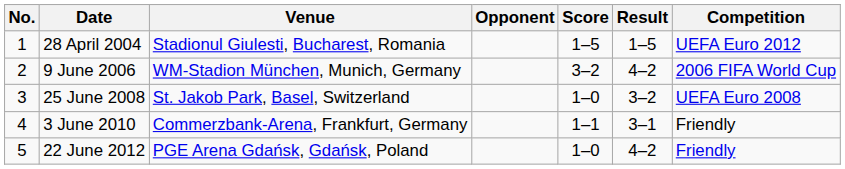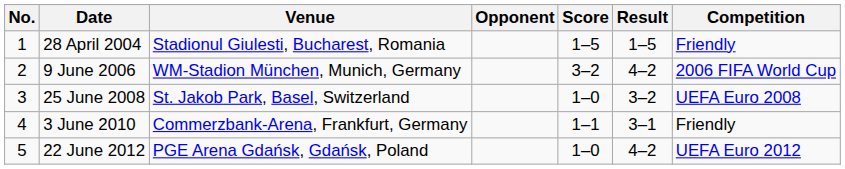(738, 44) UEFA Euro 2012 -> (706, 44) Friendly
(706, 151) Friendly -> (738, 151) UEFA Euro 2012
